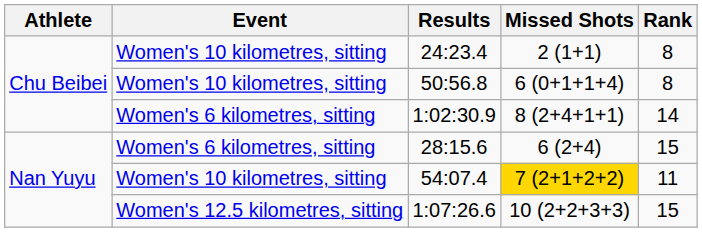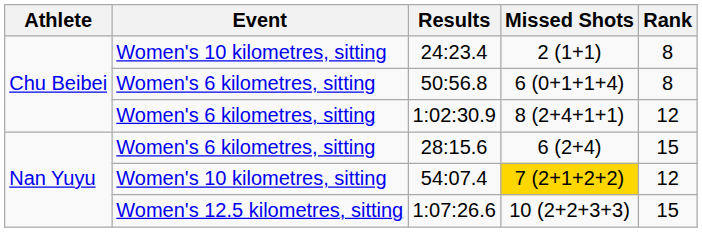(251, 83) Women's 10 kilometres, sitting -> (246, 83) Women's 6 kilometres, sitting
(668, 115) 14 -> (668, 115) 12
(668, 178) 11 -> (668, 178) 12
